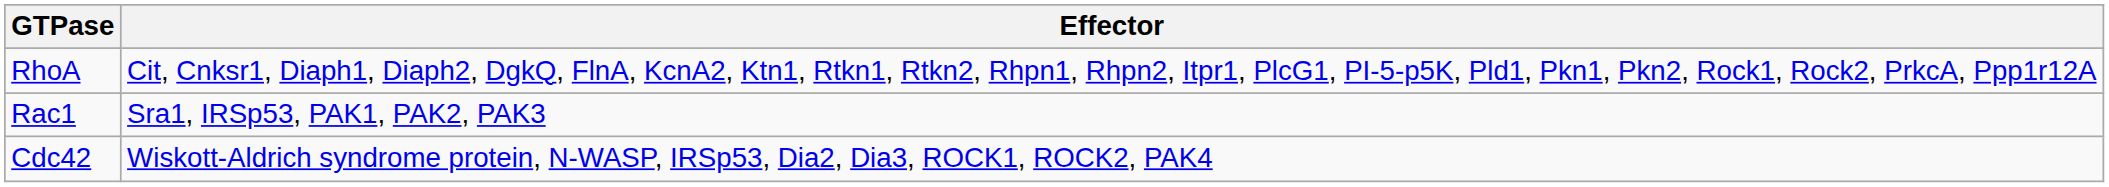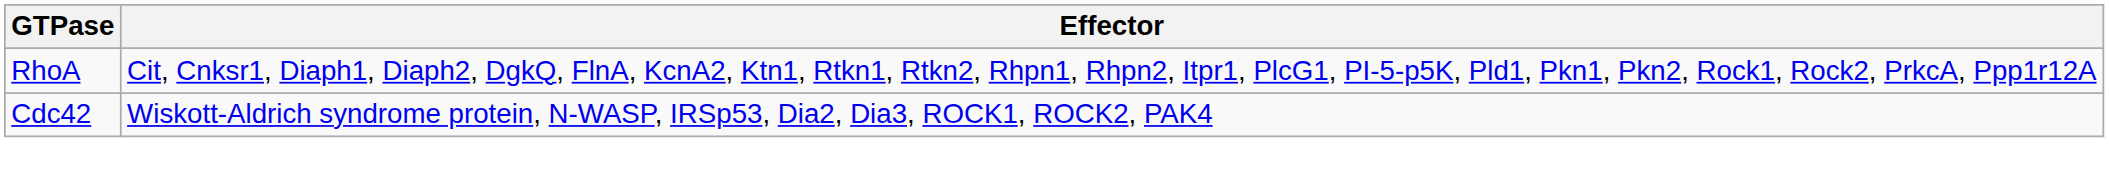- row: (44, 114)
